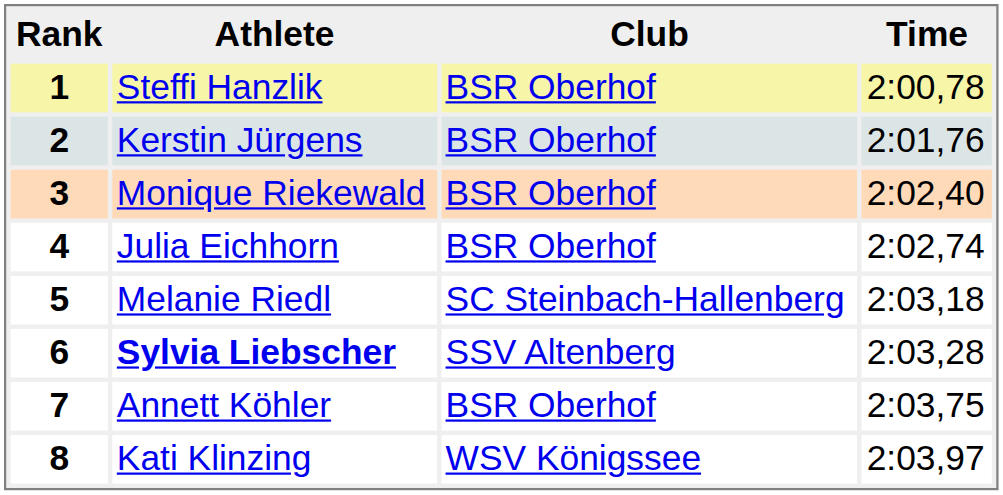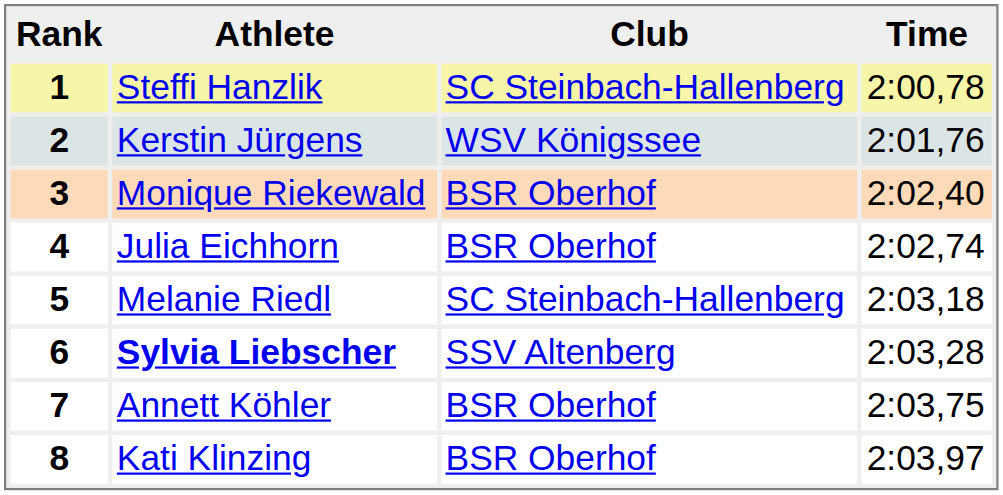(551, 87) BSR Oberhof -> (645, 87) SC Steinbach-Hallenberg
(551, 140) BSR Oberhof -> (573, 140) WSV Königssee
(573, 458) WSV Königssee -> (551, 458) BSR Oberhof
